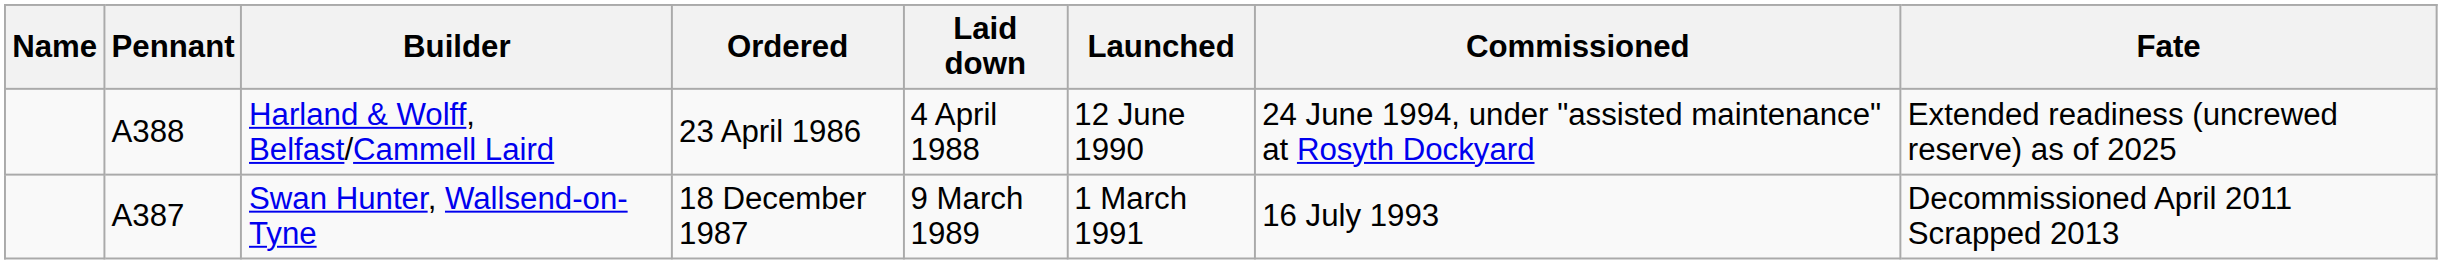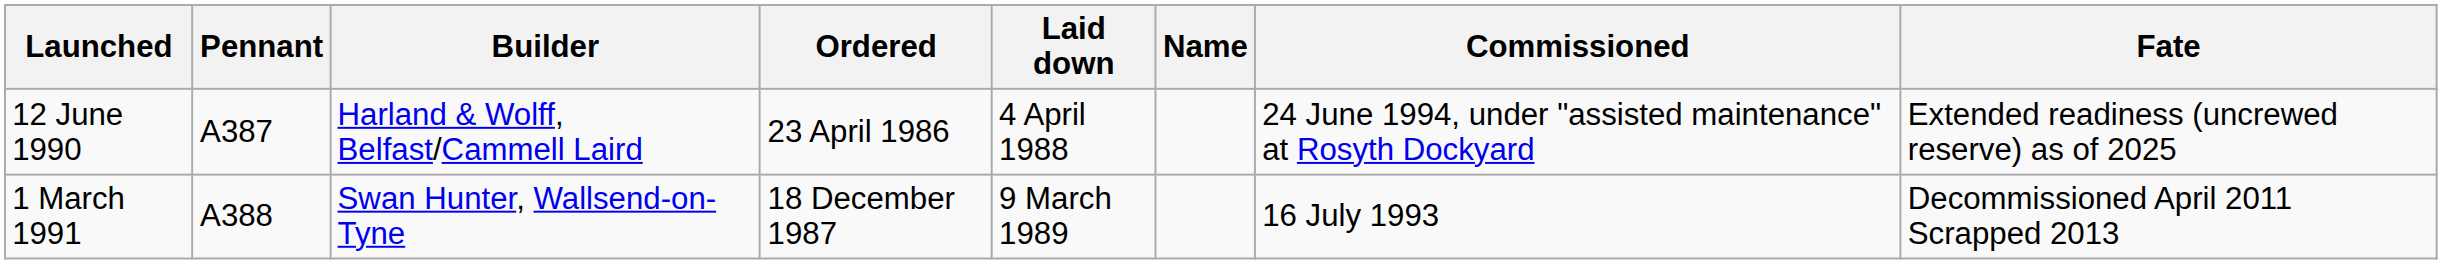columns swapped: (55, 46) <-> (1161, 46)
(148, 131) A388 -> (237, 131) A387
(148, 215) A387 -> (237, 215) A388
